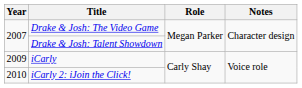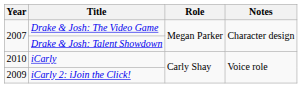(17, 59) 2009 -> (17, 59) 2010
(17, 75) 2010 -> (17, 75) 2009
